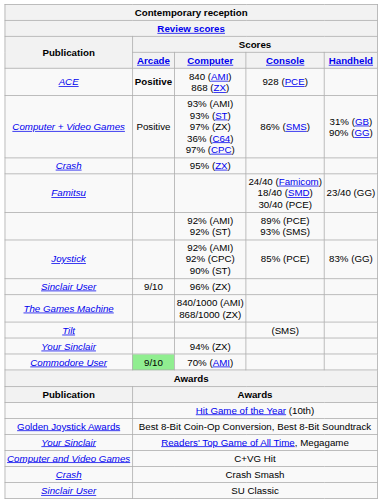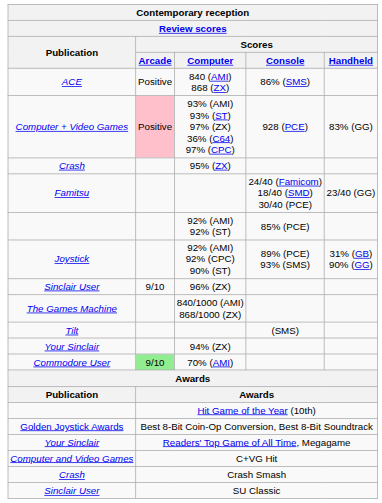(153, 82) bold -> (155, 82) normal
(285, 82) 928 (PCE) -> (285, 82) 86% (SMS)
(153, 127) no background -> (155, 127) pink background
(285, 127) 86% (SMS) -> (285, 127) 928 (PCE)
(351, 127) 31% (GB) 90% (GG) -> (351, 127) 83% (GG)
(285, 226) 89% (PCE) 93% (SMS) -> (285, 226) 85% (PCE)
(285, 259) 85% (PCE) -> (285, 259) 89% (PCE) 93% (SMS)
(351, 259) 83% (GG) -> (351, 259) 31% (GB) 90% (GG)
